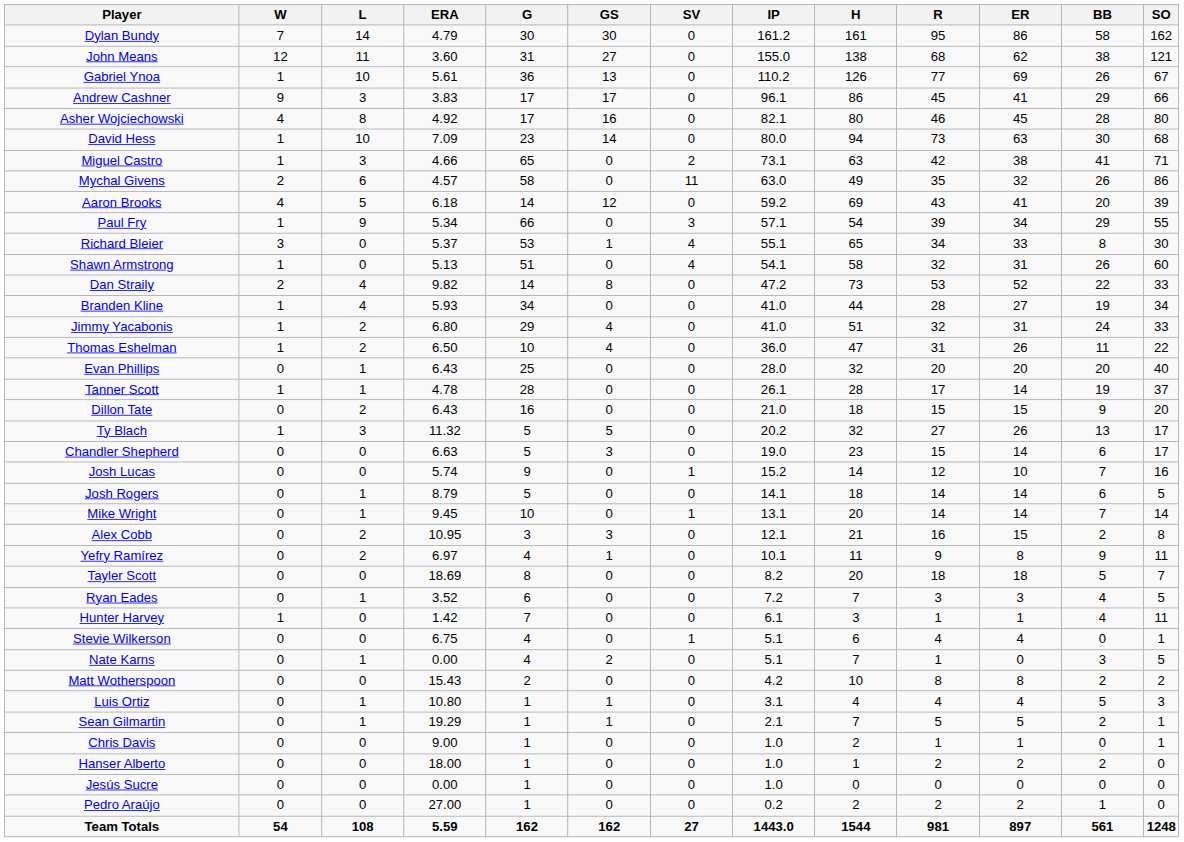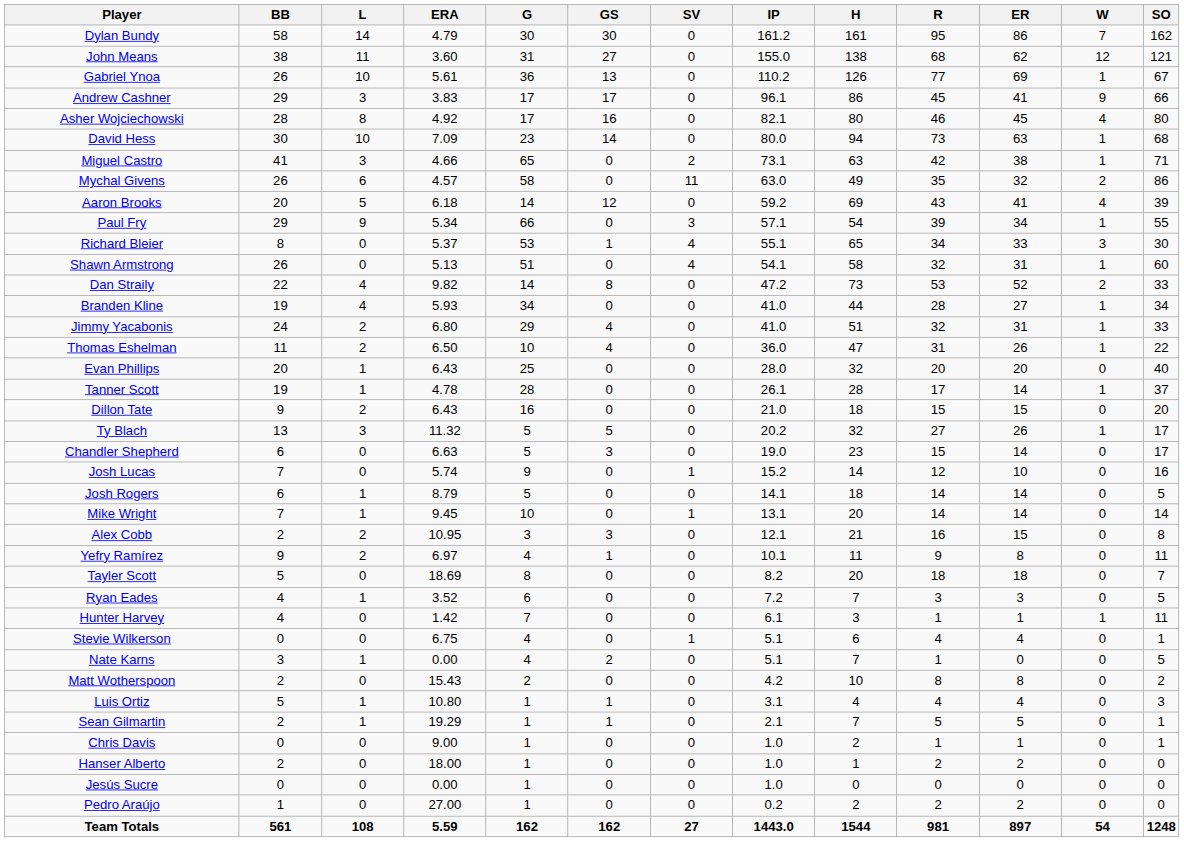columns swapped: (280, 14) <-> (1102, 14)
